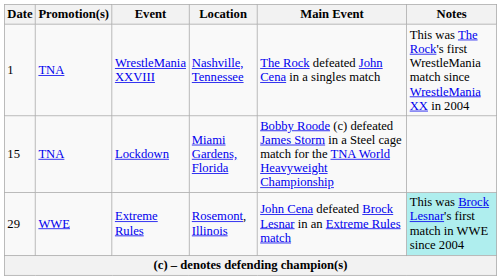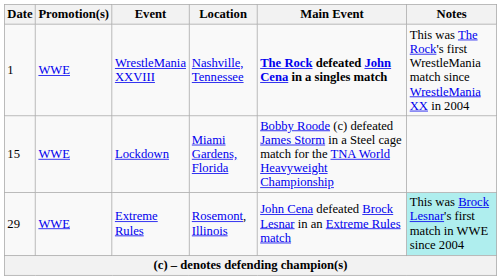(51, 70) TNA -> (54, 70) WWE
(321, 70) normal -> (326, 70) bold
(51, 154) TNA -> (54, 154) WWE
